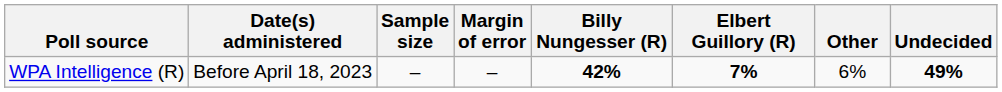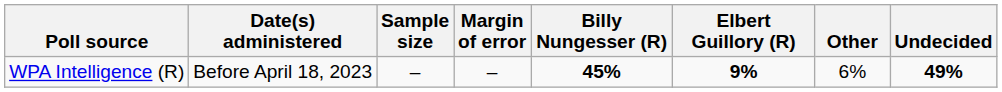(602, 72) 42% -> (602, 72) 45%
(744, 72) 7% -> (744, 72) 9%
